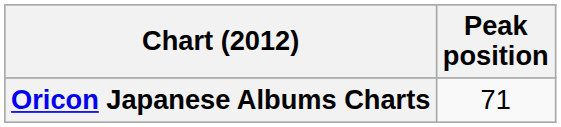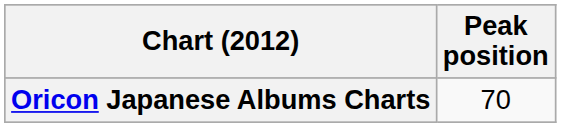(496, 99) 71 -> (496, 99) 70
